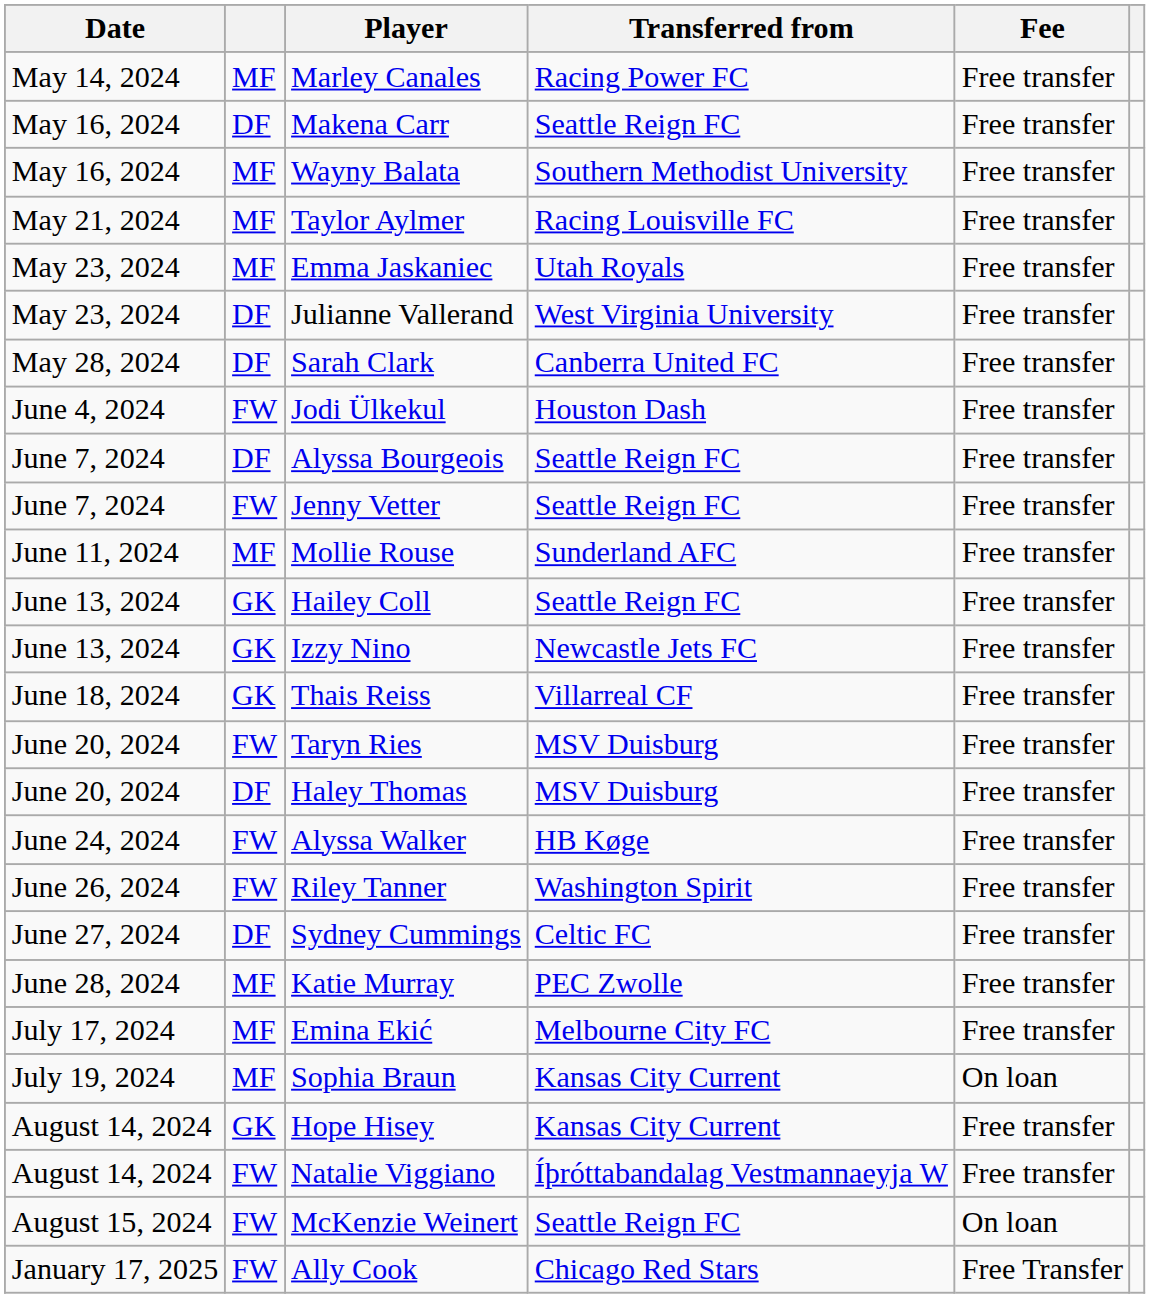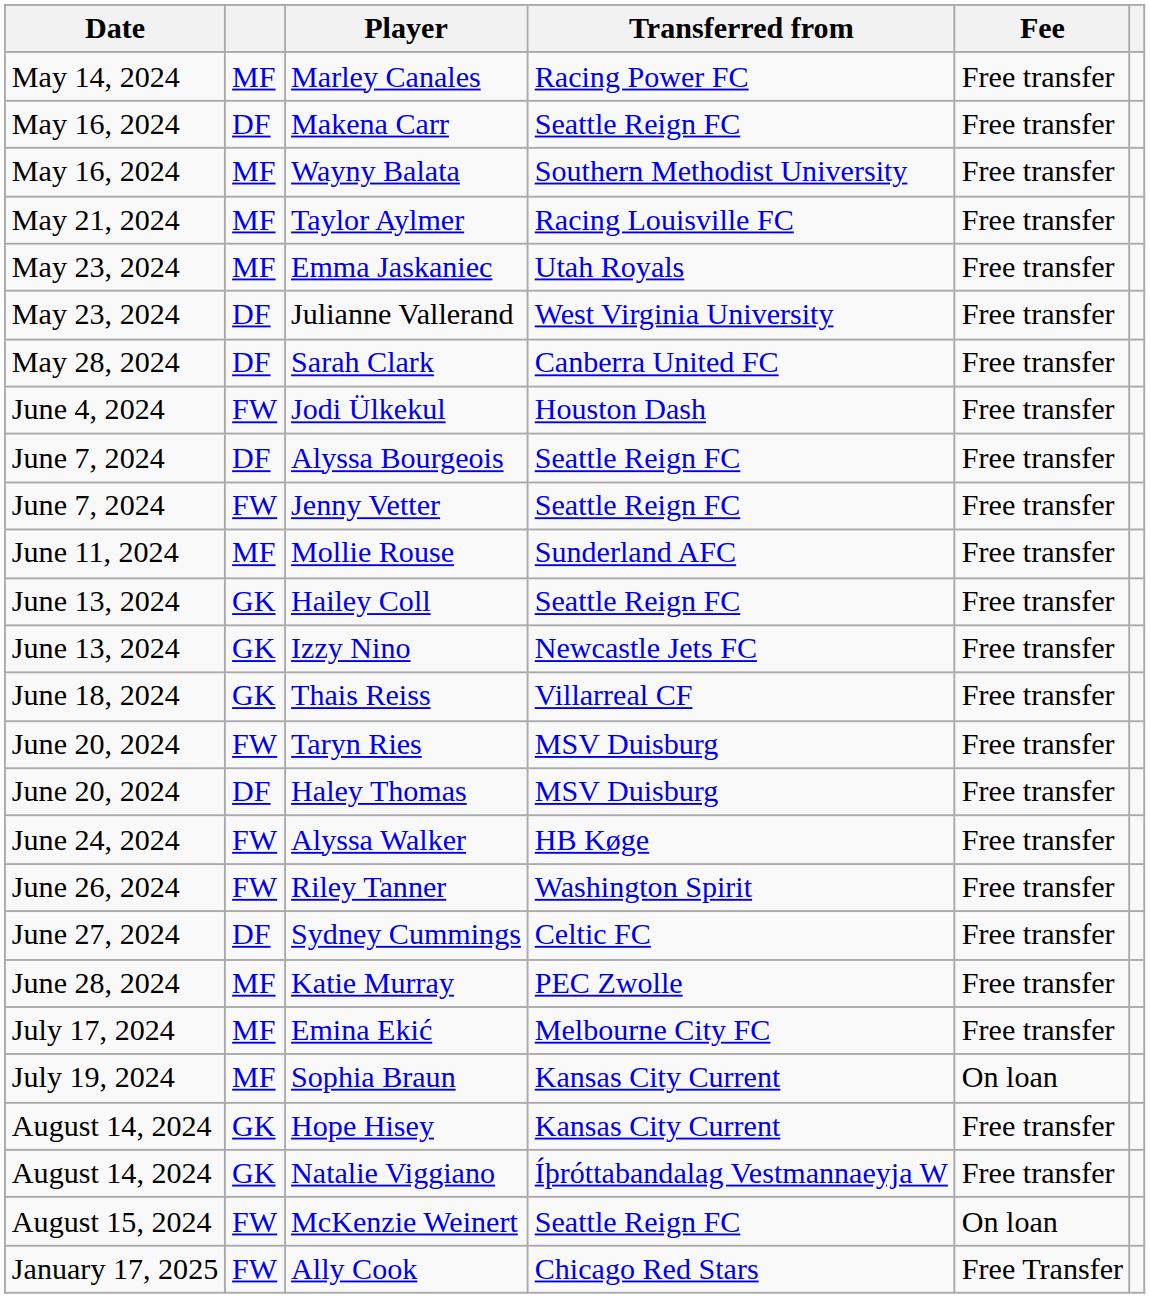(255, 1173) FW -> (254, 1173) GK
